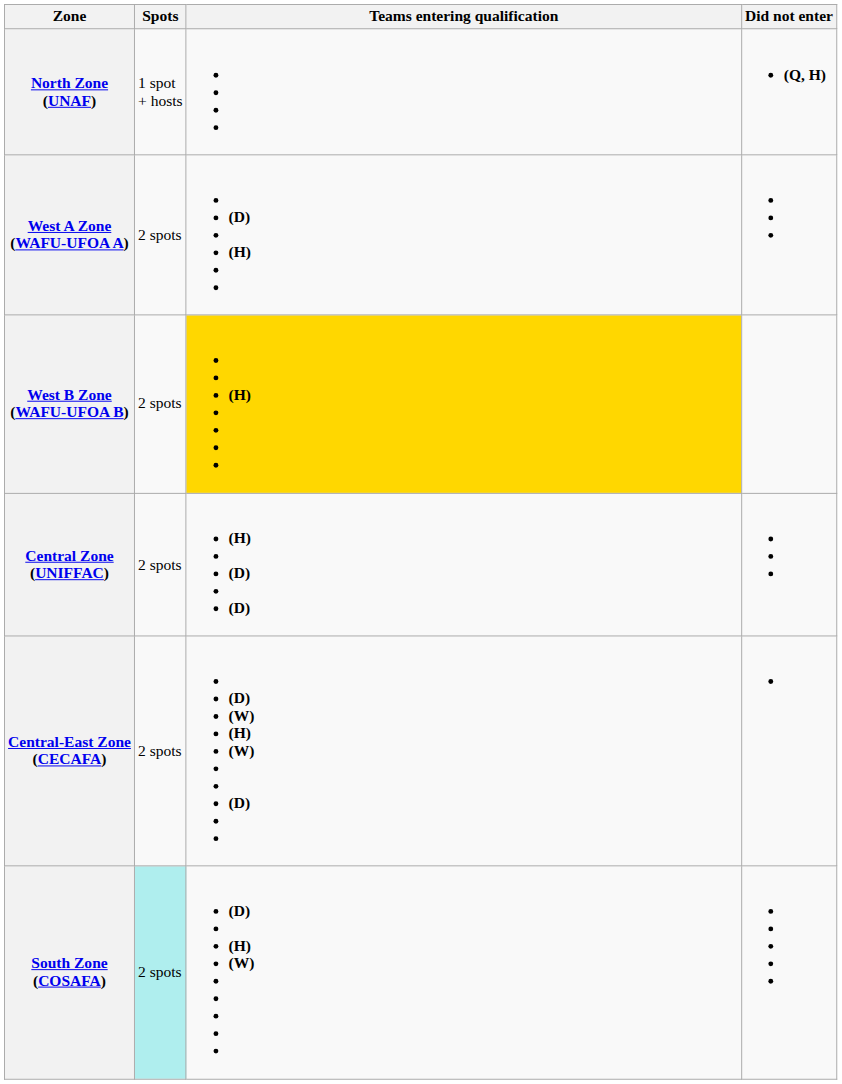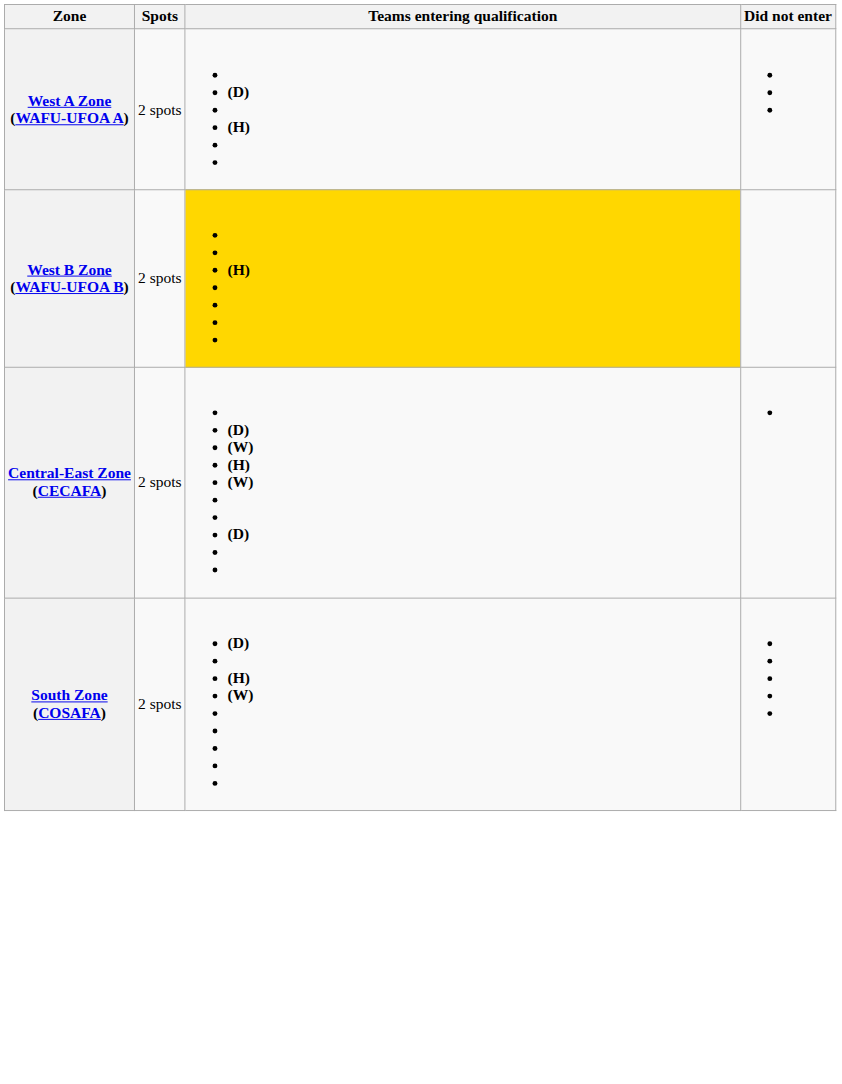- row: (69, 91)
- row: (69, 564)
(160, 972) paleturquoise background -> (160, 704) no background
